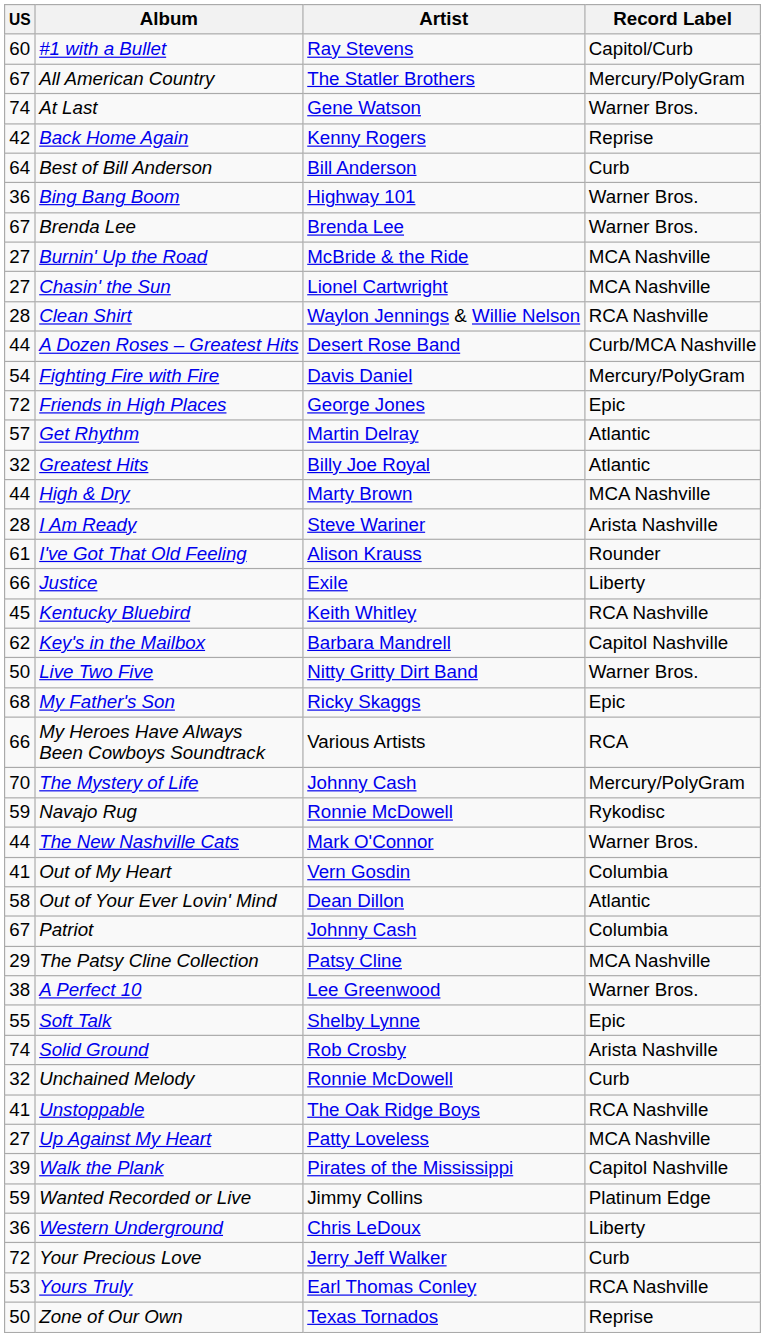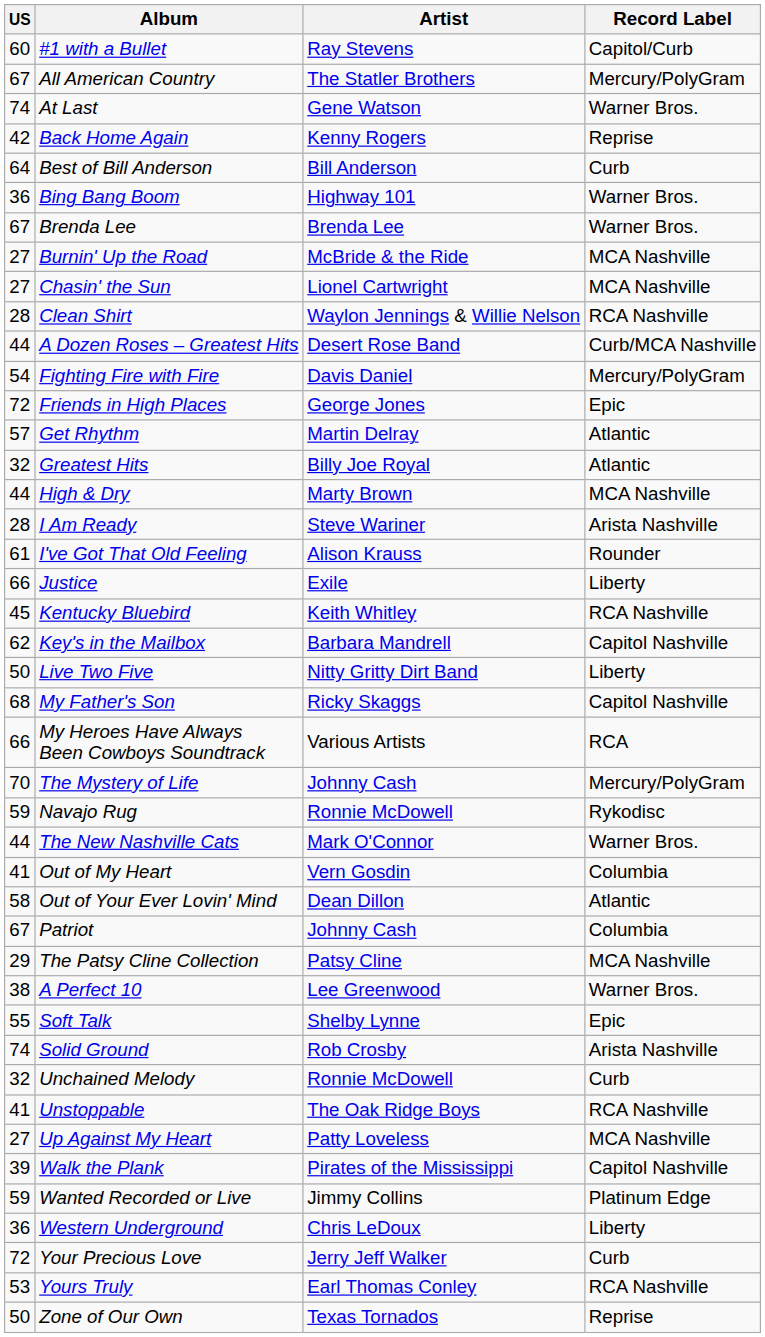(644, 672) Warner Bros. -> (617, 672) Liberty
(607, 702) Epic -> (659, 702) Capitol Nashville
